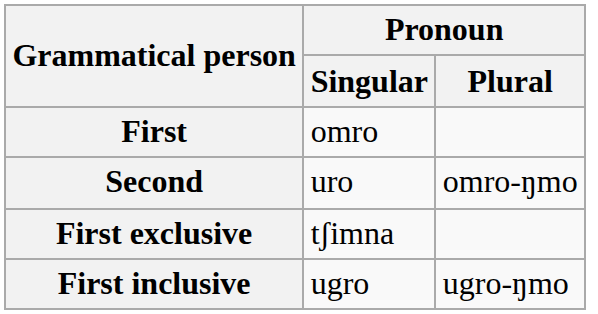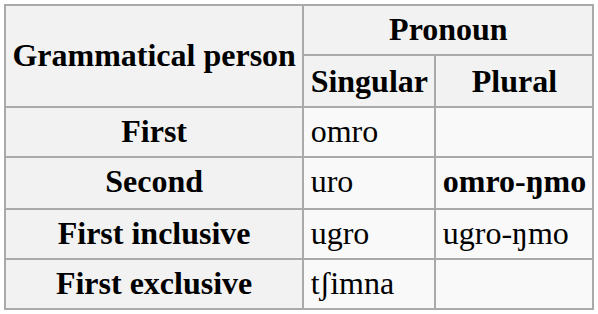(510, 182) normal -> (514, 182) bold
rows swapped: (154, 283) <-> (154, 232)
